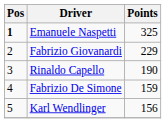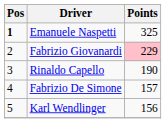(149, 51) no background -> (149, 51) pink background
(149, 88) 159 -> (149, 88) 157
